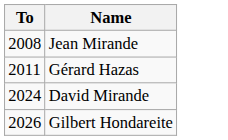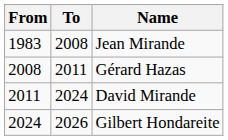+ column: (28, 17)
